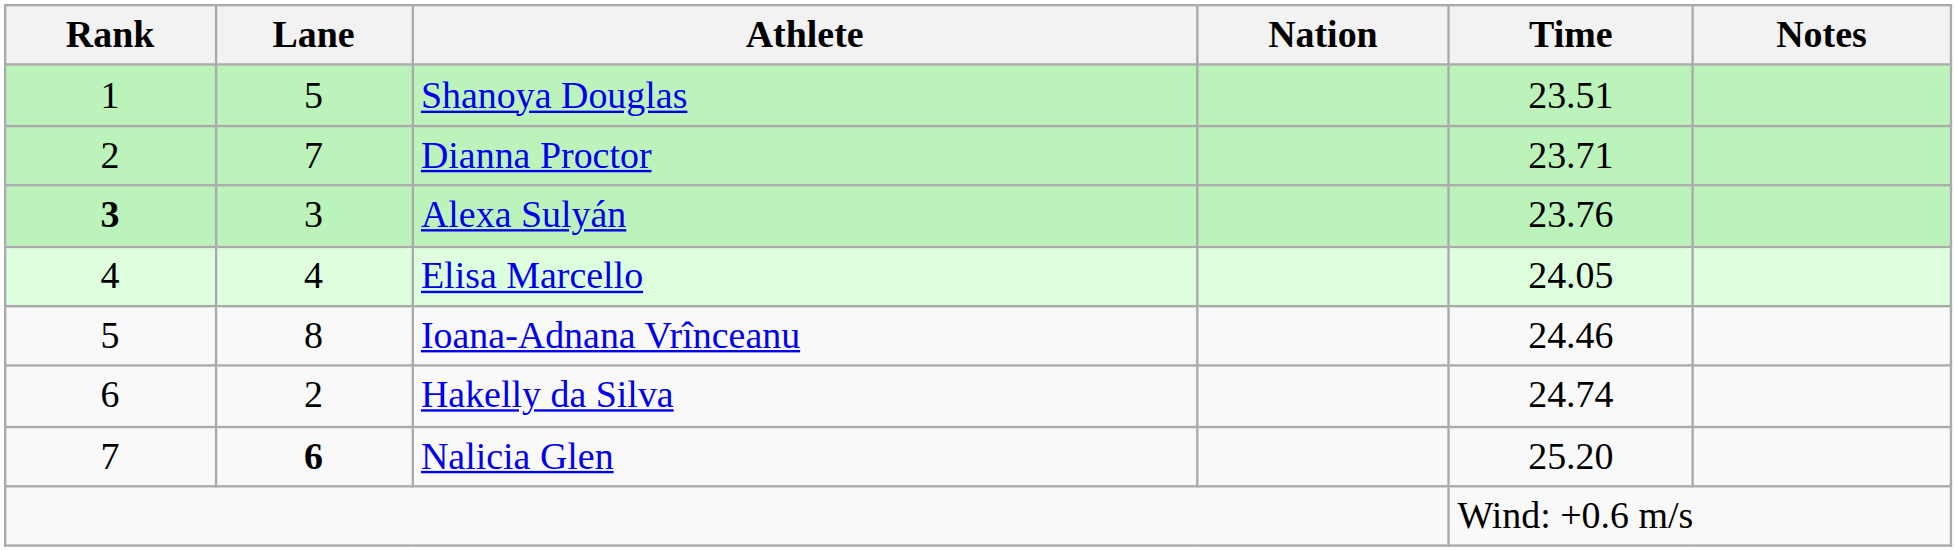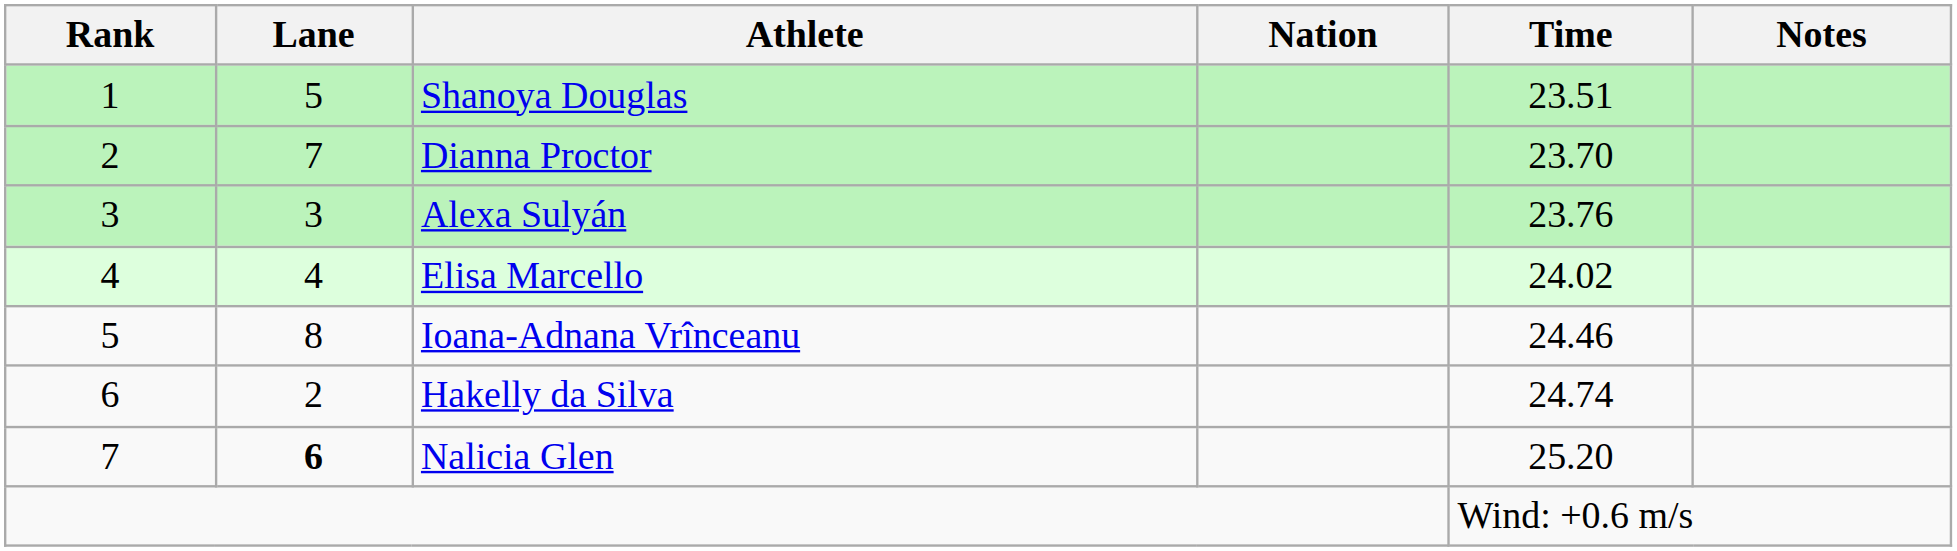(1571, 154) 23.71 -> (1571, 154) 23.70
(110, 214) bold -> (110, 214) normal
(1571, 275) 24.05 -> (1571, 275) 24.02
